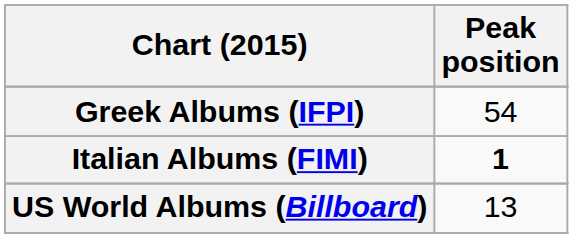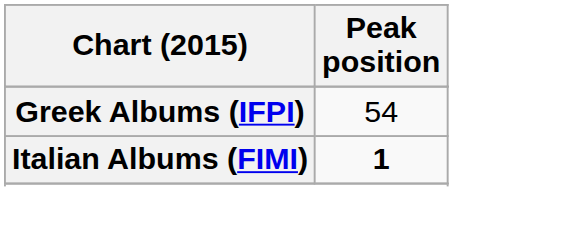- row: (220, 207)
